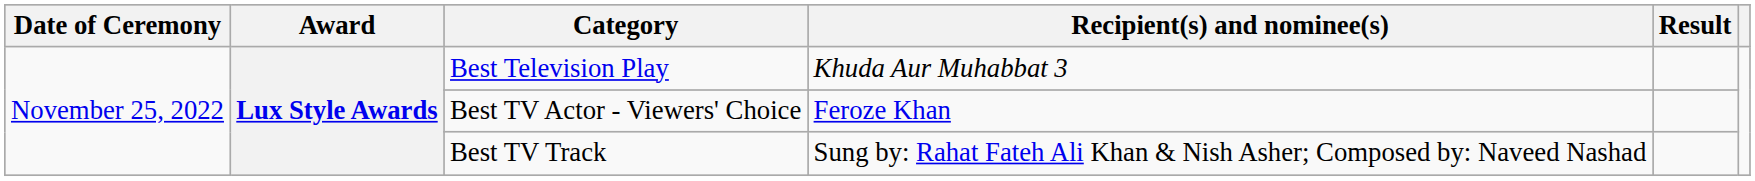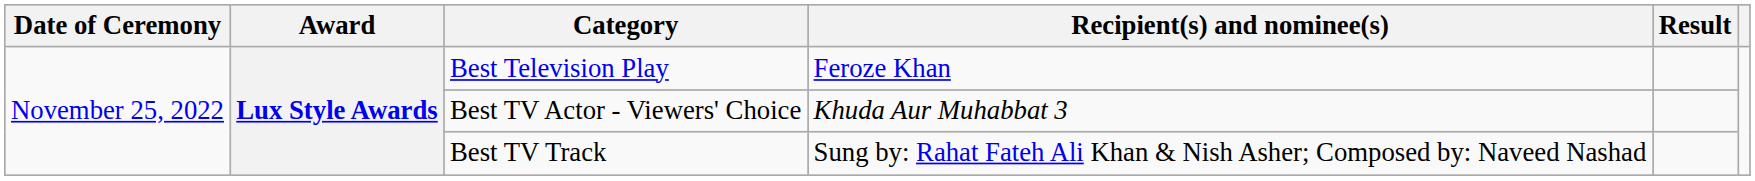(941, 68) Khuda Aur Muhabbat 3 -> (882, 68) Feroze Khan
(882, 110) Feroze Khan -> (941, 110) Khuda Aur Muhabbat 3
